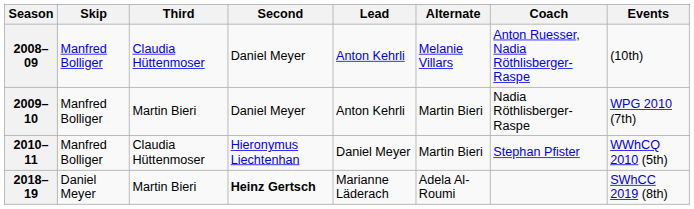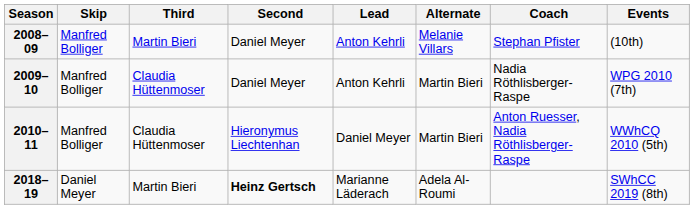(169, 55) Claudia Hüttenmoser -> (164, 41) Martin Bieri
(537, 55) Anton Ruesser, Nadia Röthlisberger-Raspe -> (537, 41) Stephan Pfister
(164, 111) Martin Bieri -> (169, 83) Claudia Hüttenmoser
(537, 152) Stephan Pfister -> (537, 138) Anton Ruesser, Nadia Röthlisberger-Raspe
